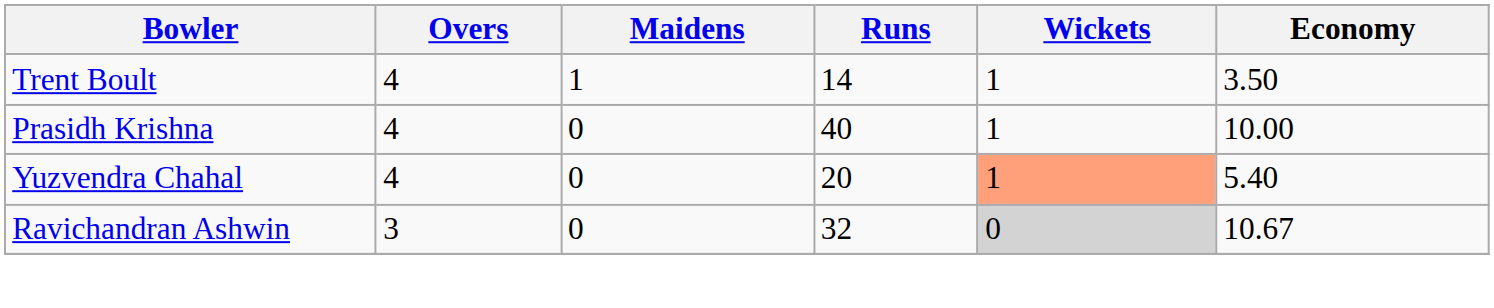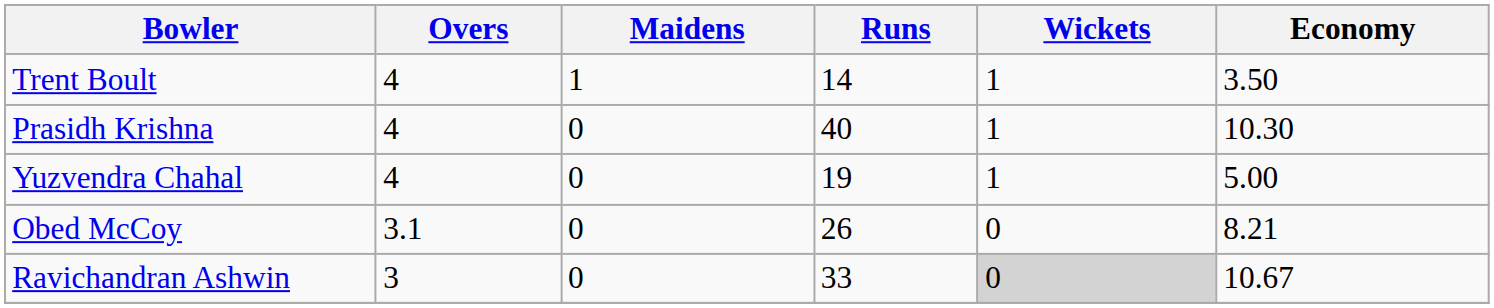(1259, 128) 10.00 -> (1259, 128) 10.30
(837, 178) 20 -> (837, 178) 19
(993, 178) lightsalmon background -> (993, 178) no background
(1251, 178) 5.40 -> (1251, 178) 5.00
+ row: (97, 228)
(837, 228) 32 -> (837, 278) 33
